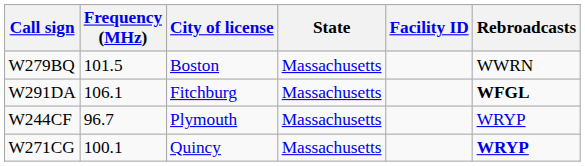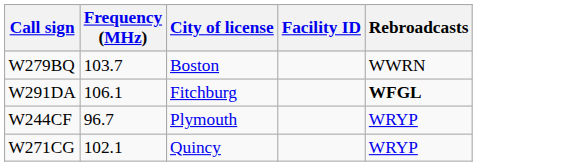- column: (332, 27)
(103, 65) 101.5 -> (103, 65) 103.7
(103, 147) 100.1 -> (103, 147) 102.1
(503, 147) bold -> (393, 147) normal
